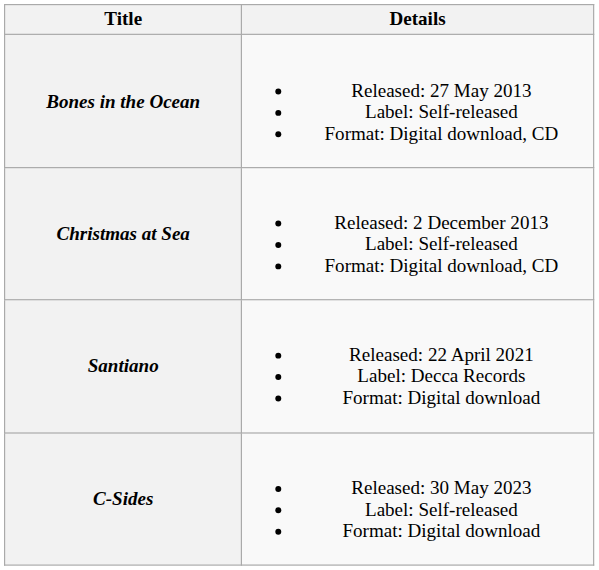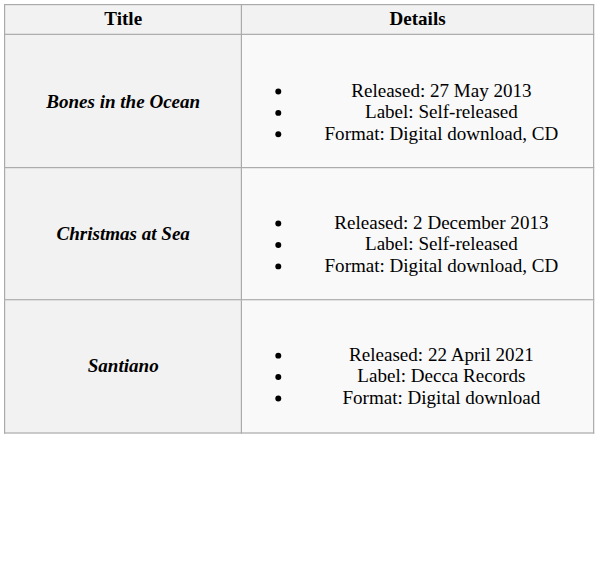- row: (123, 498)
